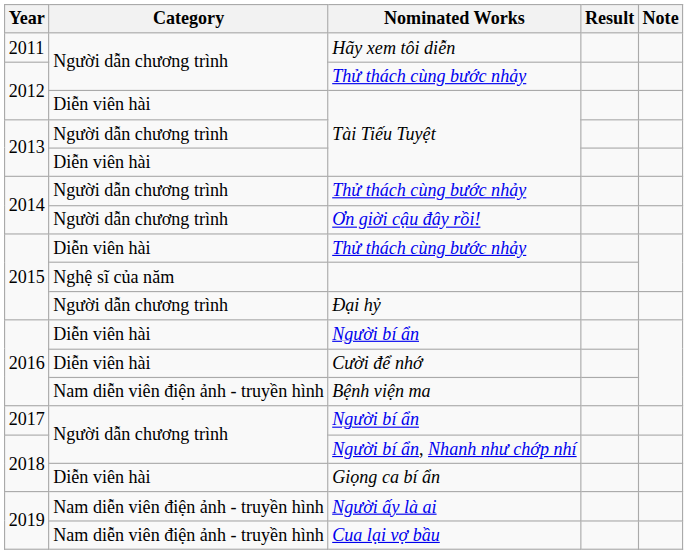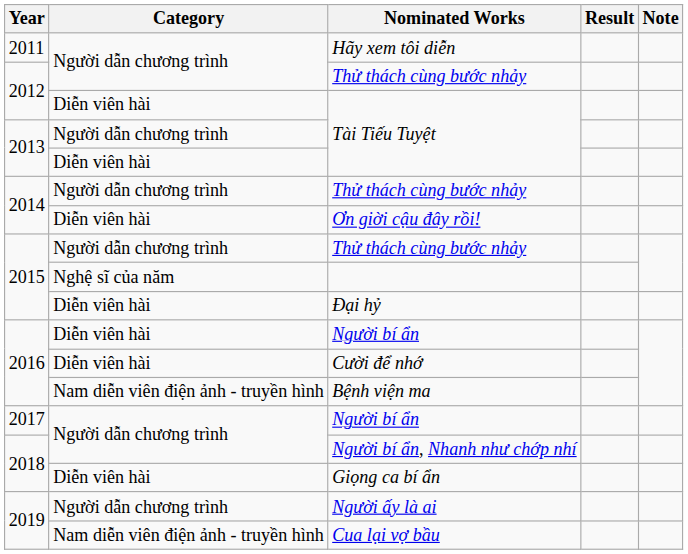(141, 219) Người dẫn chương trình -> (102, 219) Diễn viên hài
(102, 248) Diễn viên hài -> (141, 248) Người dẫn chương trình
(141, 305) Người dẫn chương trình -> (102, 305) Diễn viên hài
(189, 506) Nam diễn viên điện ảnh - truyền hình -> (141, 506) Người dẫn chương trình
